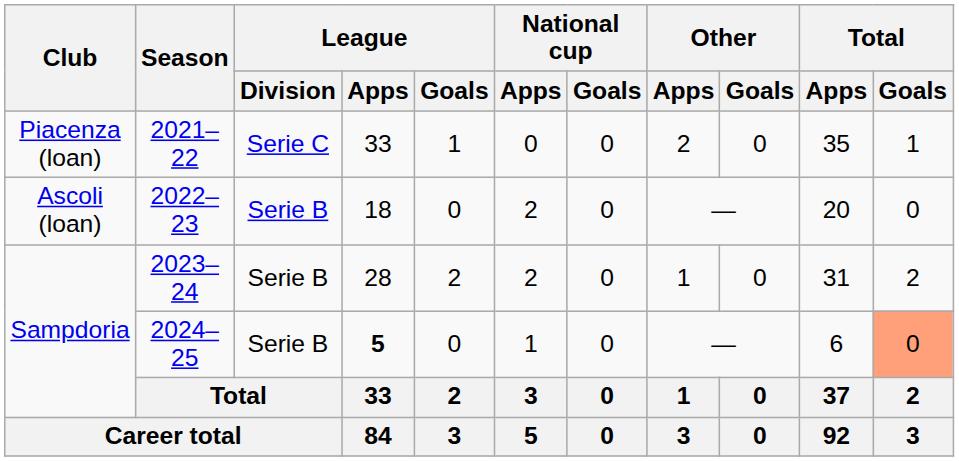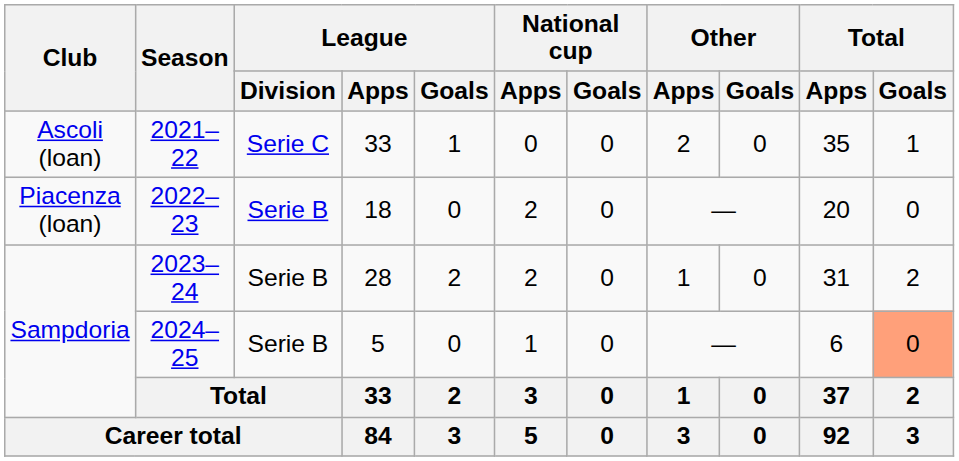(70, 143) Piacenza (loan) -> (70, 143) Ascoli (loan)
(70, 210) Ascoli (loan) -> (70, 210) Piacenza (loan)
(378, 344) bold -> (378, 344) normal
